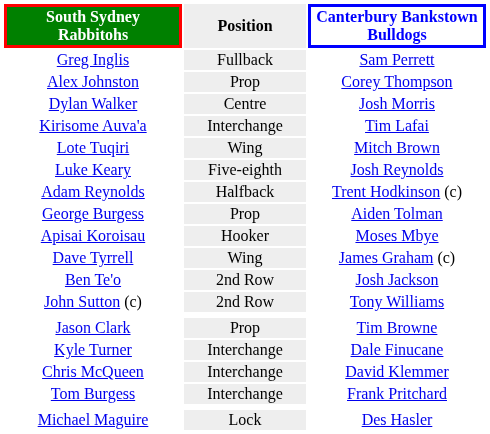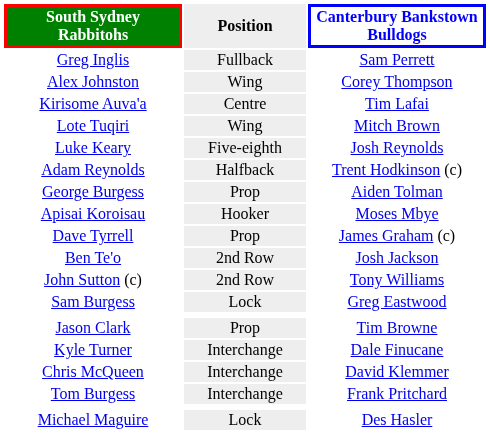(245, 82) Prop -> (245, 82) Wing
- row: (93, 104)
(245, 126) Interchange -> (245, 104) Centre
(245, 258) Wing -> (245, 236) Prop
+ row: (93, 302)
